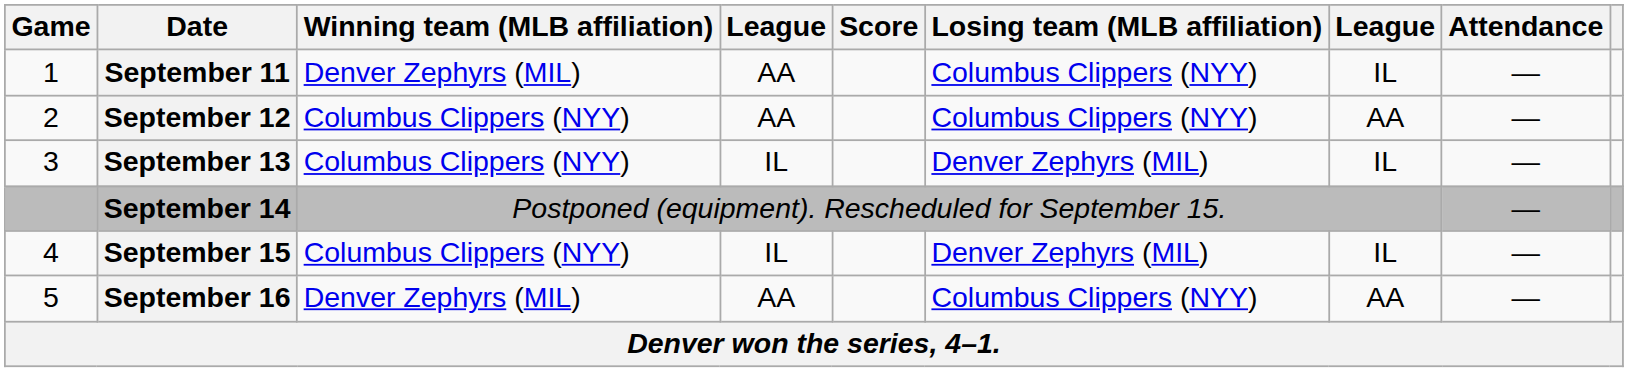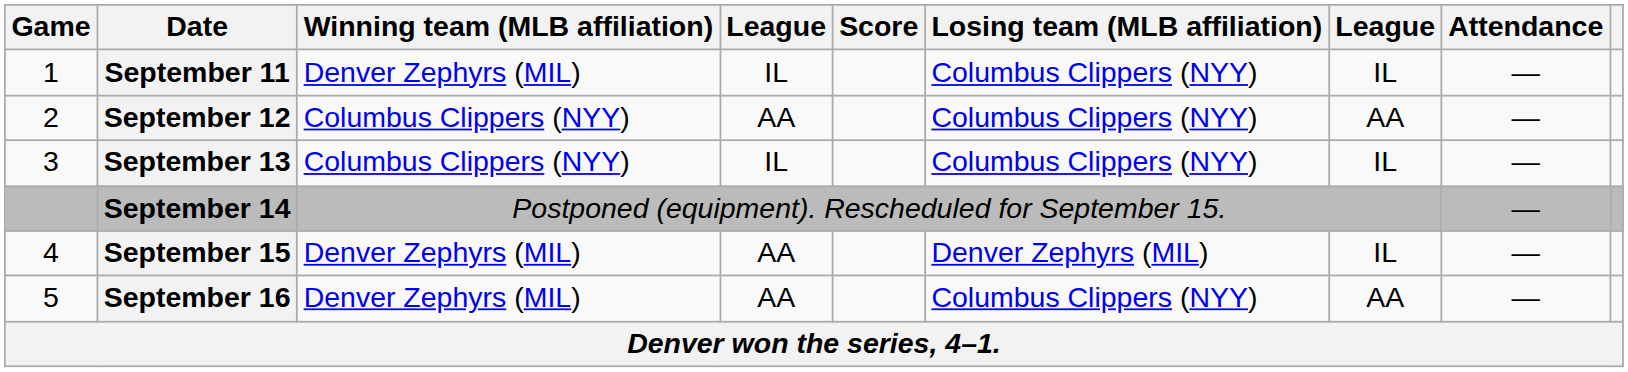(776, 72) AA -> (776, 72) IL
(1070, 162) Denver Zephyrs (MIL) -> (1094, 162) Columbus Clippers (NYY)
(467, 252) Columbus Clippers (NYY) -> (442, 252) Denver Zephyrs (MIL)
(776, 252) IL -> (776, 252) AA
